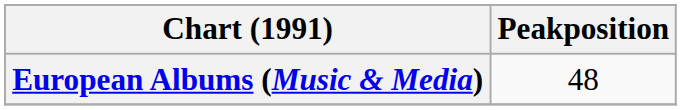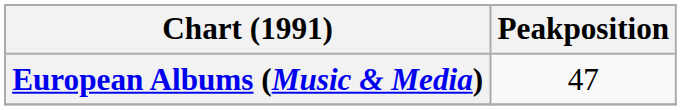(583, 78) 48 -> (583, 78) 47
